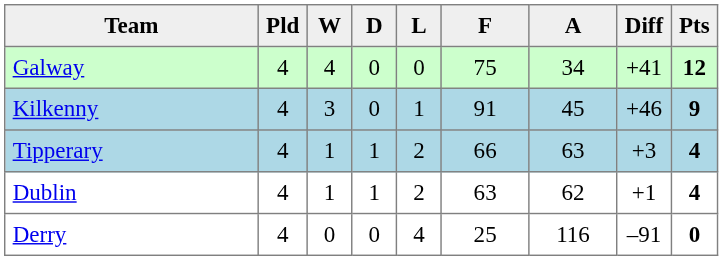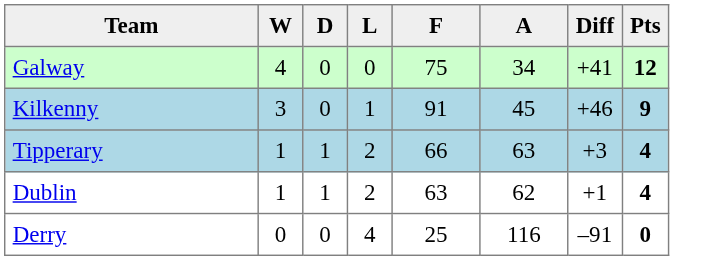- column: (283, 25)
